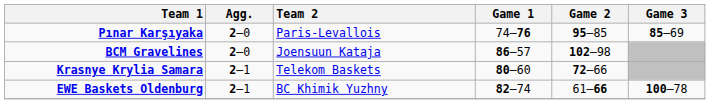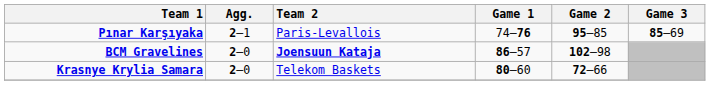(240, 33) 2–0 -> (240, 33) 2–1
(329, 52) normal -> (329, 52) bold
(240, 70) 2–1 -> (240, 70) 2–0
- row: (130, 89)
